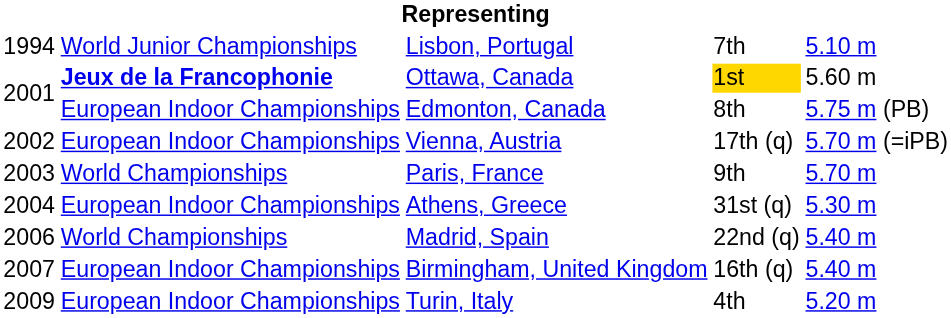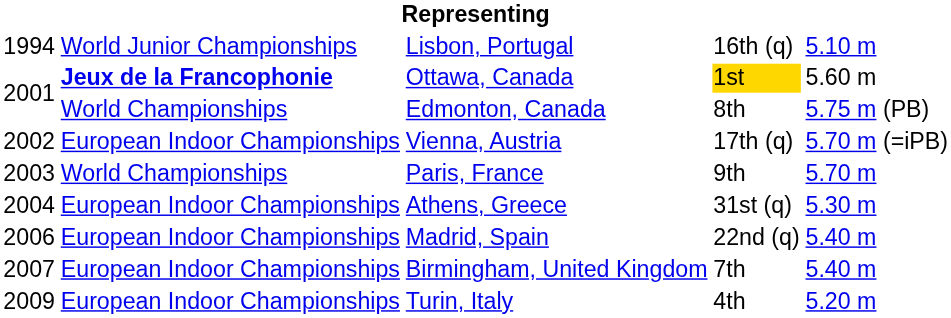(729, 46) 7th -> (753, 46) 16th (q)
(230, 109) European Indoor Championships -> (174, 109) World Championships
(174, 237) World Championships -> (230, 237) European Indoor Championships
(753, 269) 16th (q) -> (729, 269) 7th
